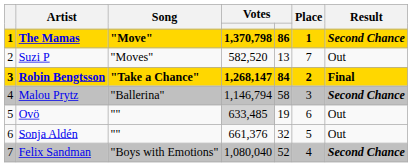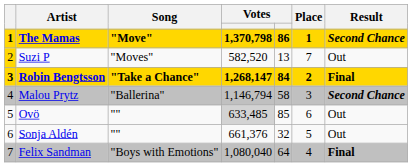(10, 57) no background -> (10, 57) gold background
(283, 114) 19 -> (283, 114) 85
(283, 152) 52 -> (283, 152) 64
(366, 152) Second Chance -> (341, 152) Final
